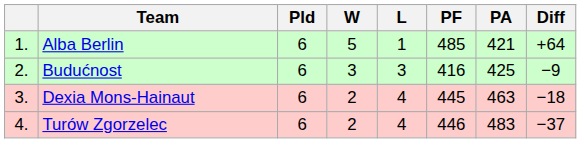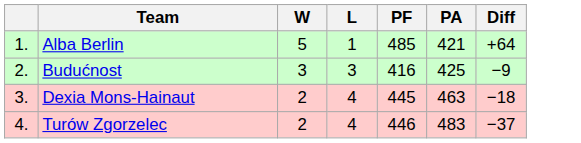- column: (302, 17)
